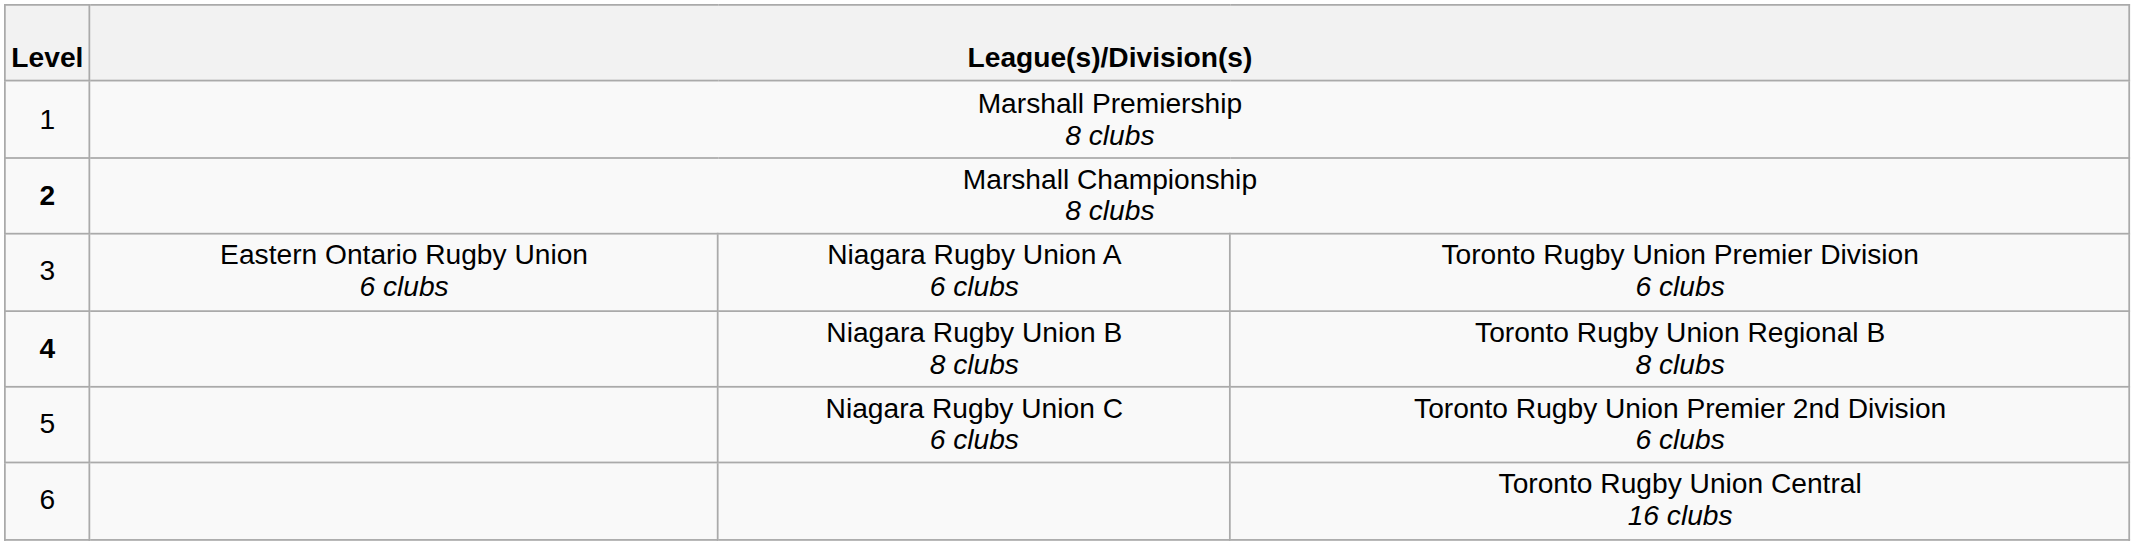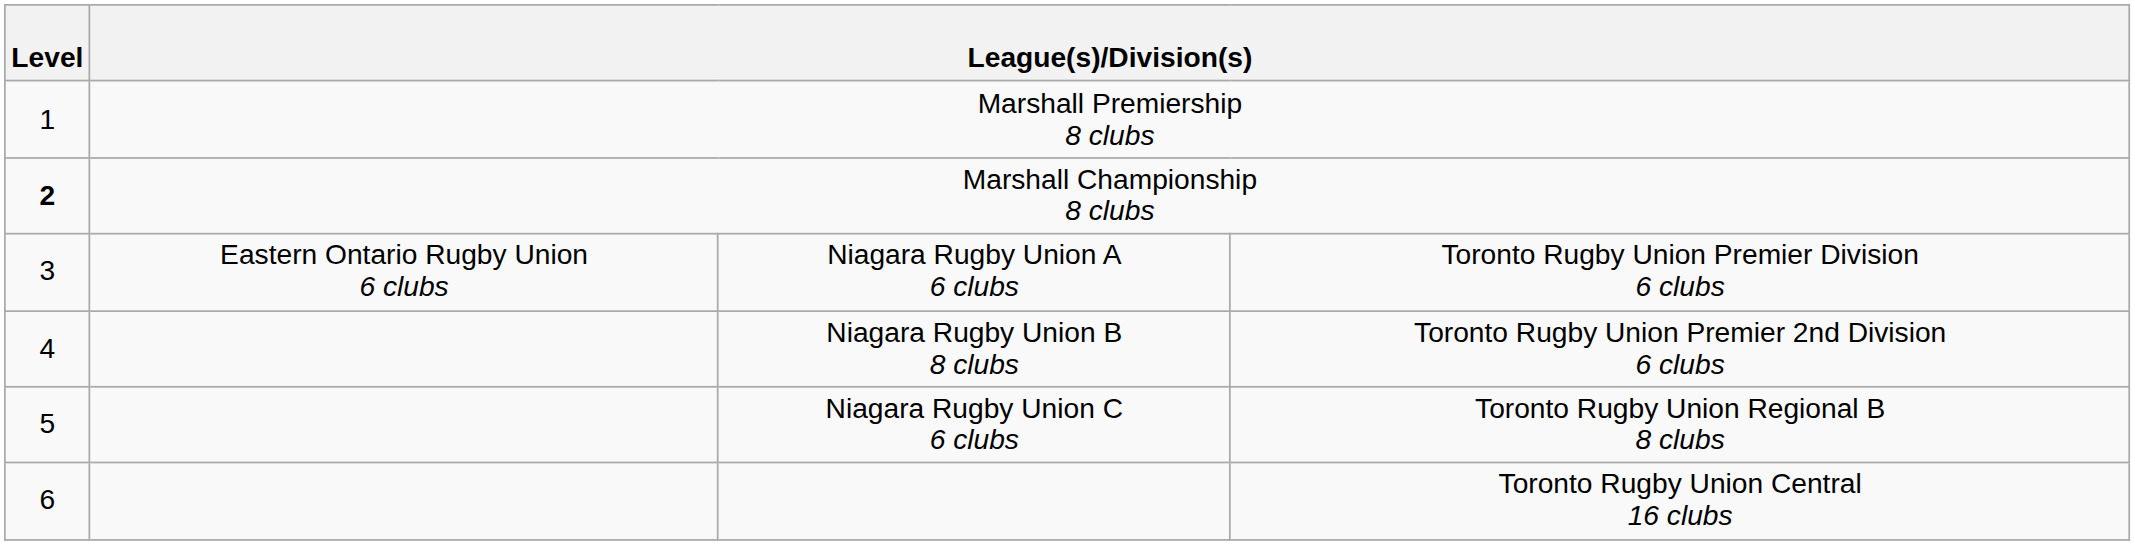(47, 348) bold -> (47, 348) normal
(1680, 348) Toronto Rugby Union Regional B 8 clubs -> (1680, 348) Toronto Rugby Union Premier 2nd Division 6 clubs
(1680, 424) Toronto Rugby Union Premier 2nd Division 6 clubs -> (1680, 424) Toronto Rugby Union Regional B 8 clubs
